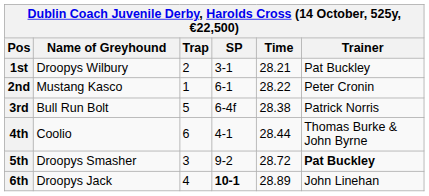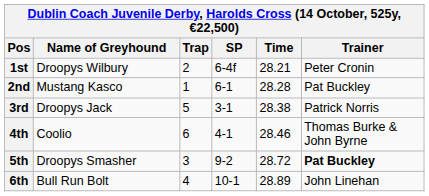(224, 68) 3-1 -> (225, 68) 6-4f
(337, 68) Pat Buckley -> (339, 68) Peter Cronin
(275, 87) 28.22 -> (275, 87) 28.28
(339, 87) Peter Cronin -> (337, 87) Pat Buckley
(72, 107) Bull Run Bolt -> (74, 107) Droopys Jack
(225, 107) 6-4f -> (224, 107) 3-1
(275, 134) 28.44 -> (275, 134) 28.46
(74, 181) Droopys Jack -> (72, 181) Bull Run Bolt
(227, 181) bold -> (227, 181) normal
